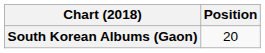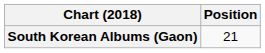(231, 36) 20 -> (231, 36) 21
